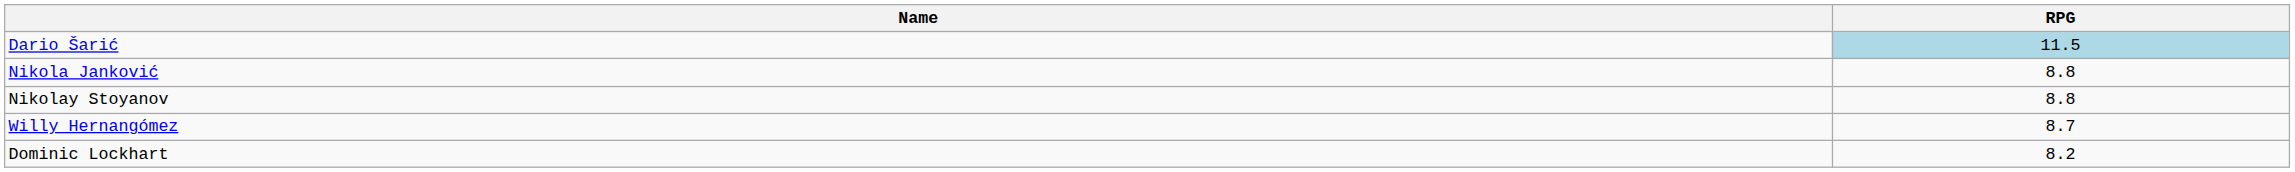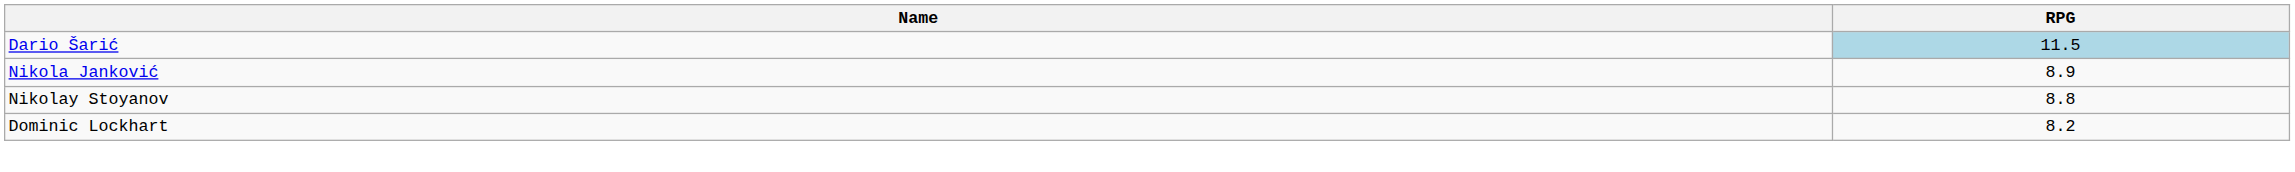(2060, 72) 8.8 -> (2060, 72) 8.9
- row: (93, 127)
